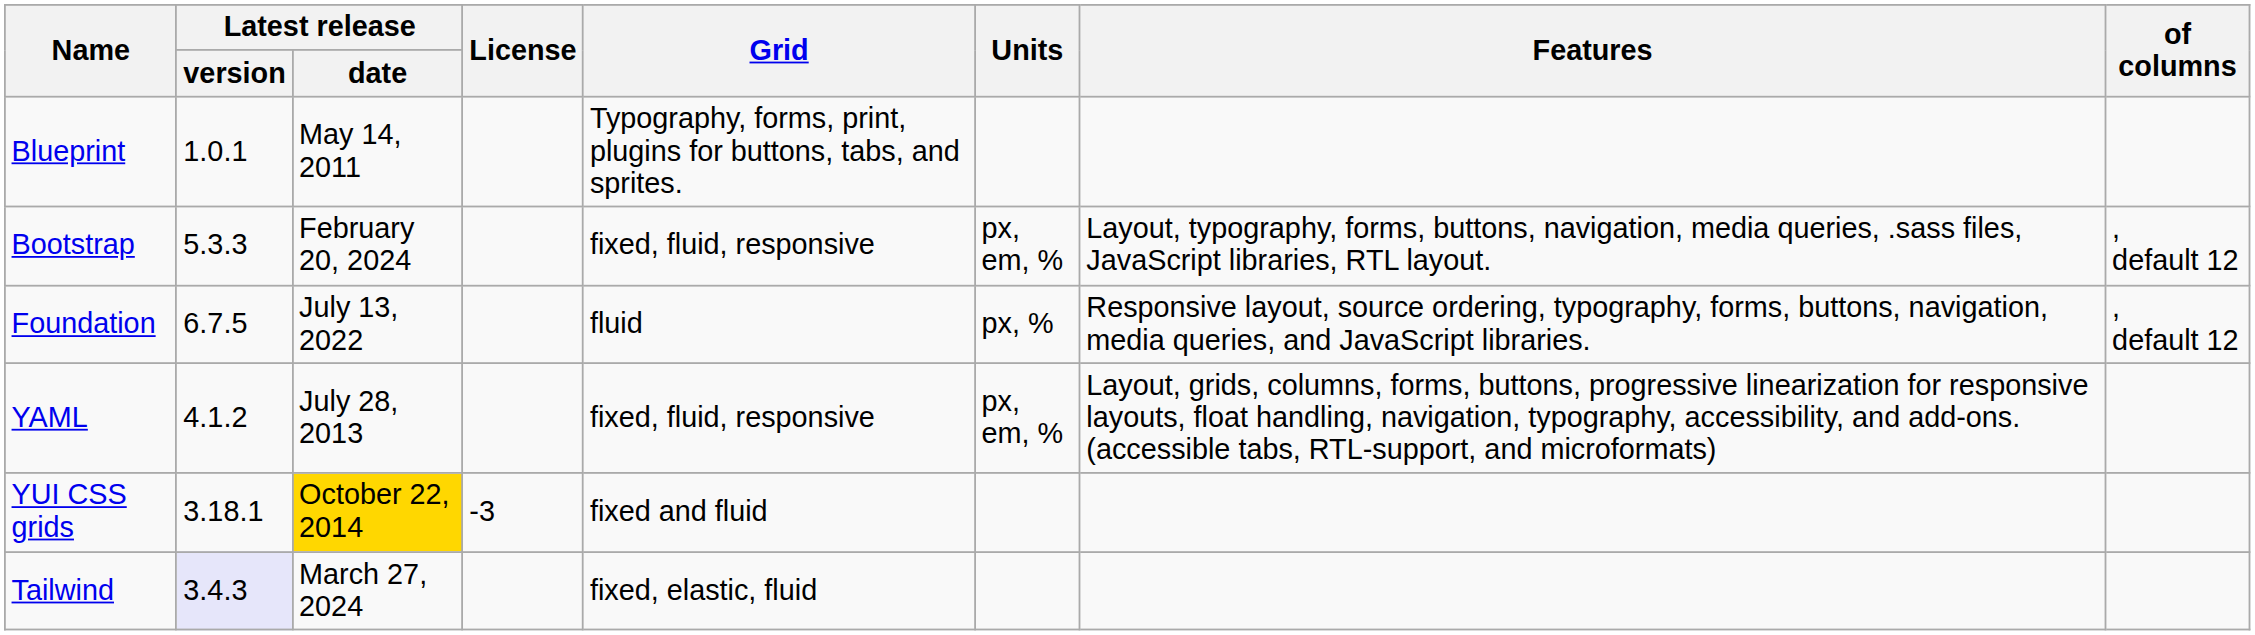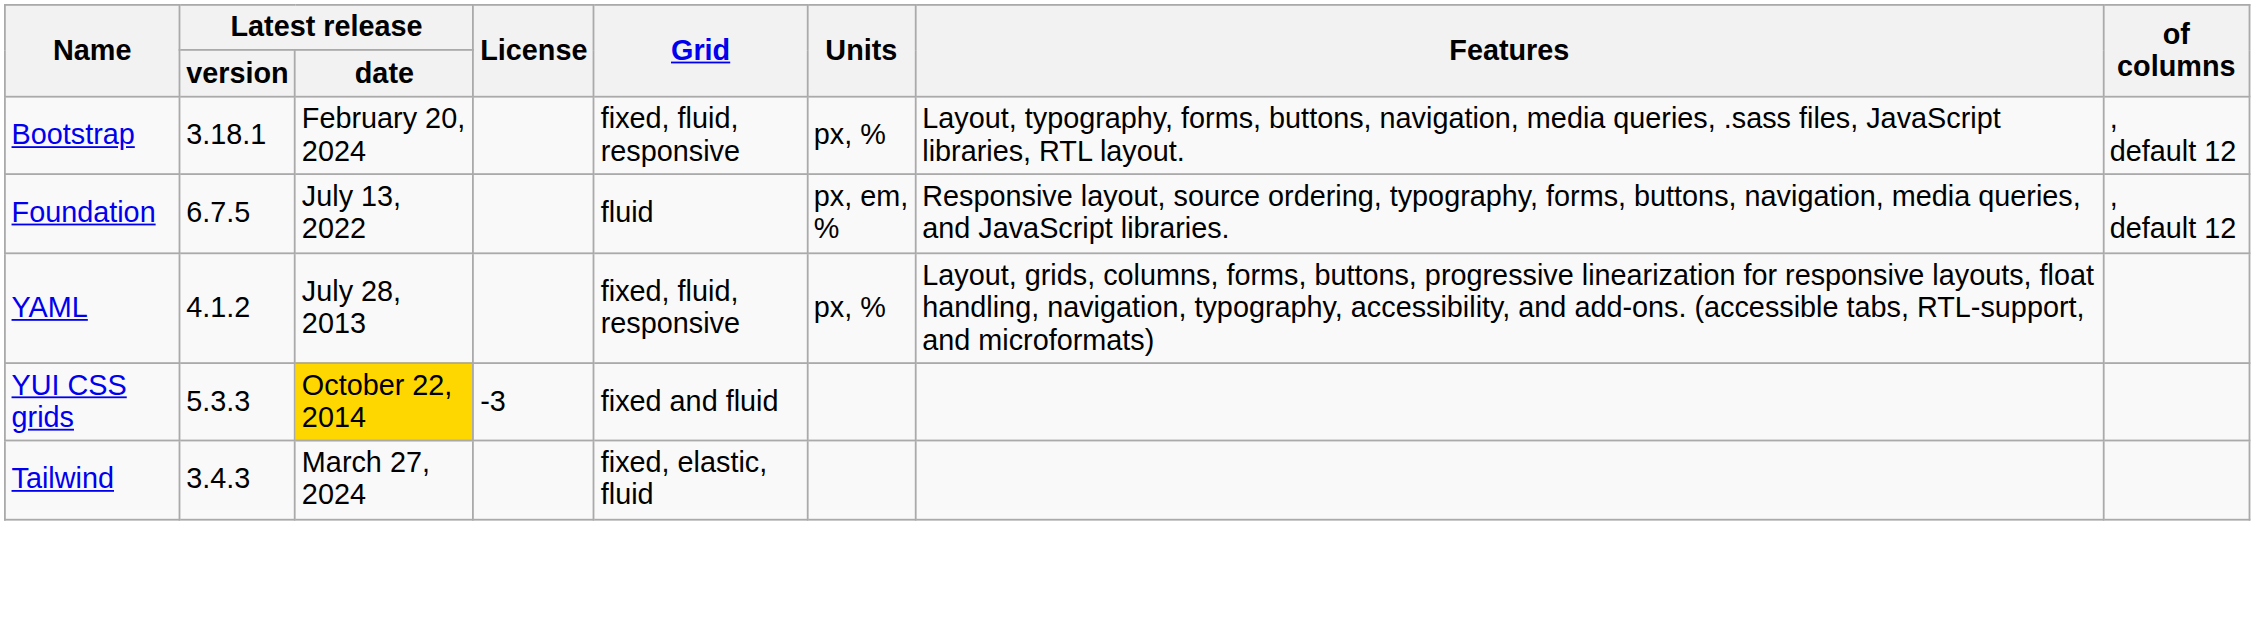- row: (68, 151)
(215, 245) 5.3.3 -> (226, 134) 3.18.1
(1022, 245) px, em, % -> (850, 134) px, %
(1018, 323) px, % -> (861, 212) px, em, %
(1022, 417) px, em, % -> (850, 307) px, %
(223, 511) 3.18.1 -> (218, 401) 5.3.3
(215, 590) lavender background -> (218, 479) no background
